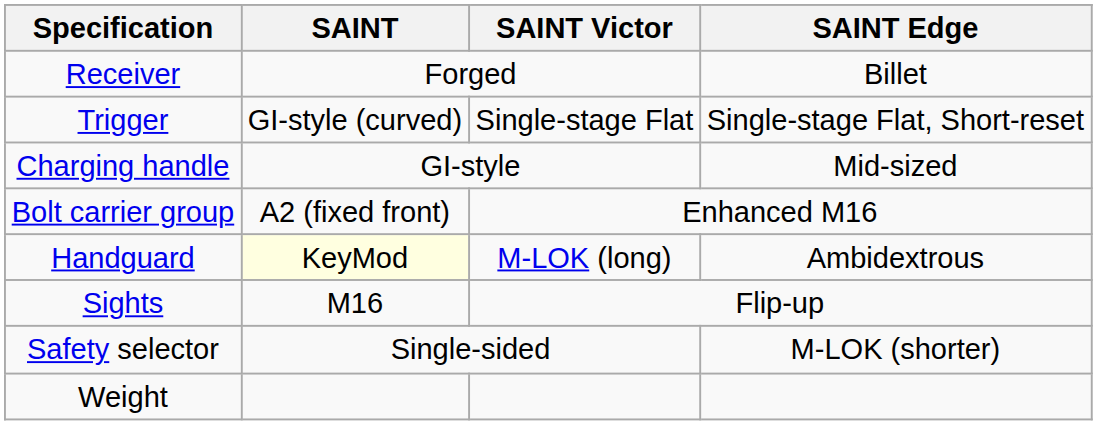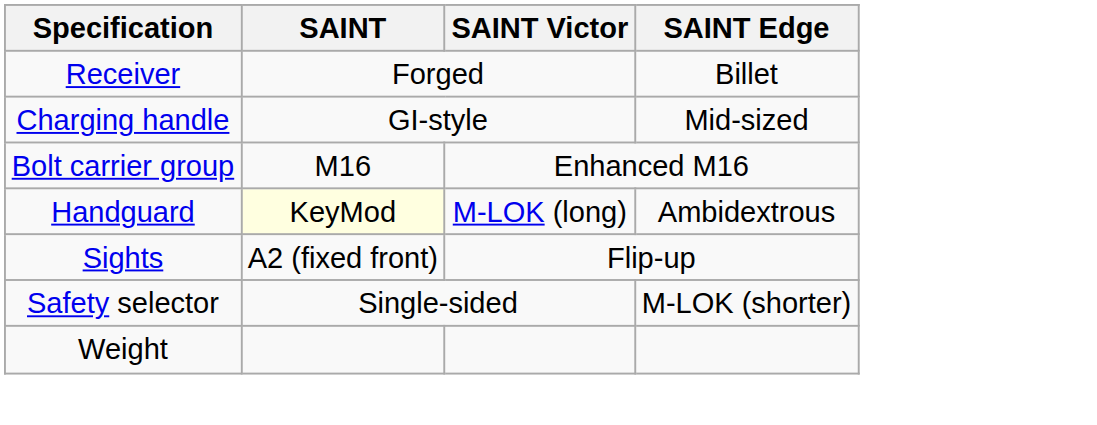- row: (123, 120)
(355, 212) A2 (fixed front) -> (343, 166) M16
(355, 304) M16 -> (343, 258) A2 (fixed front)
